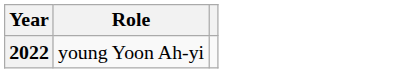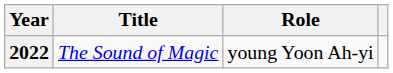+ column: (138, 20)
